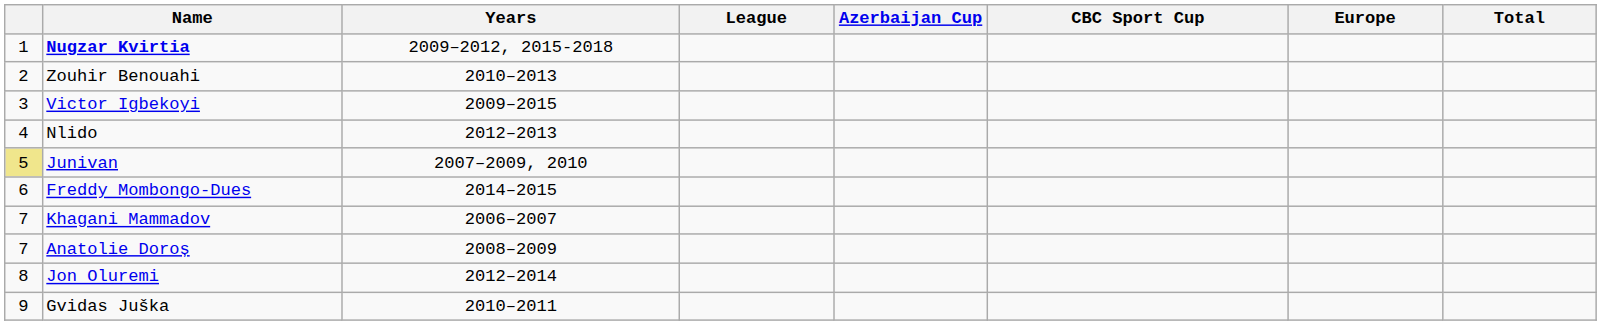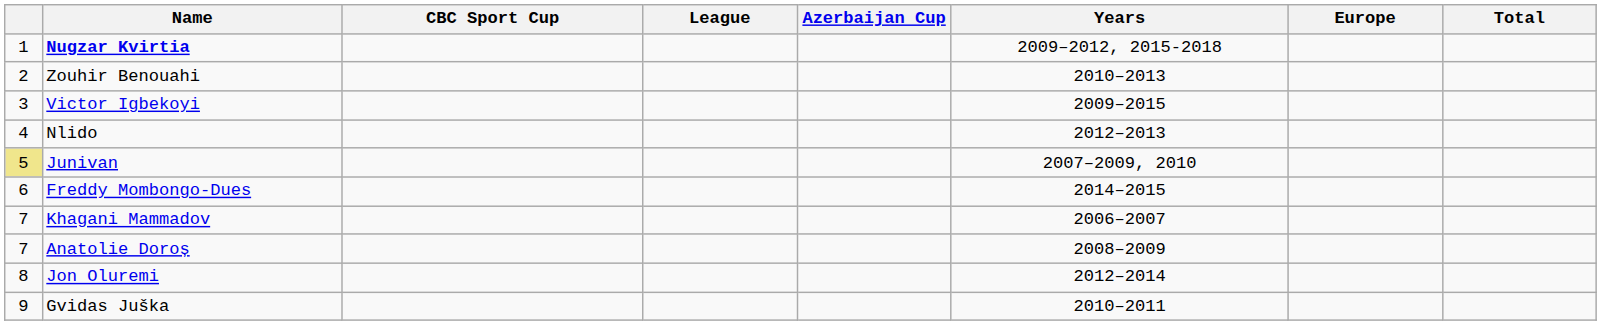columns swapped: (511, 19) <-> (1138, 19)
